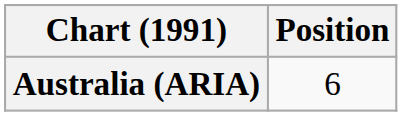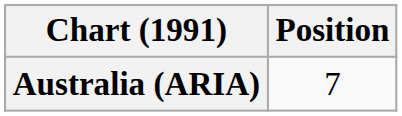(332, 83) 6 -> (332, 83) 7
